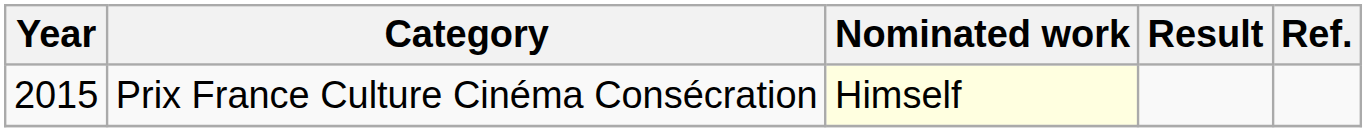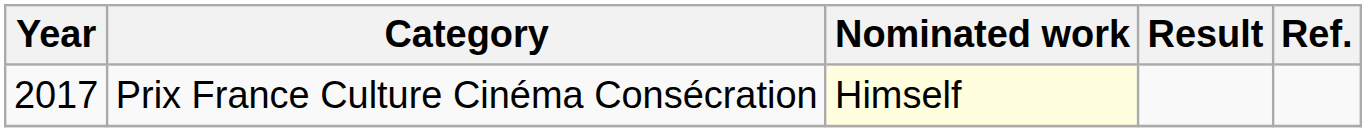(56, 94) 2015 -> (56, 94) 2017
